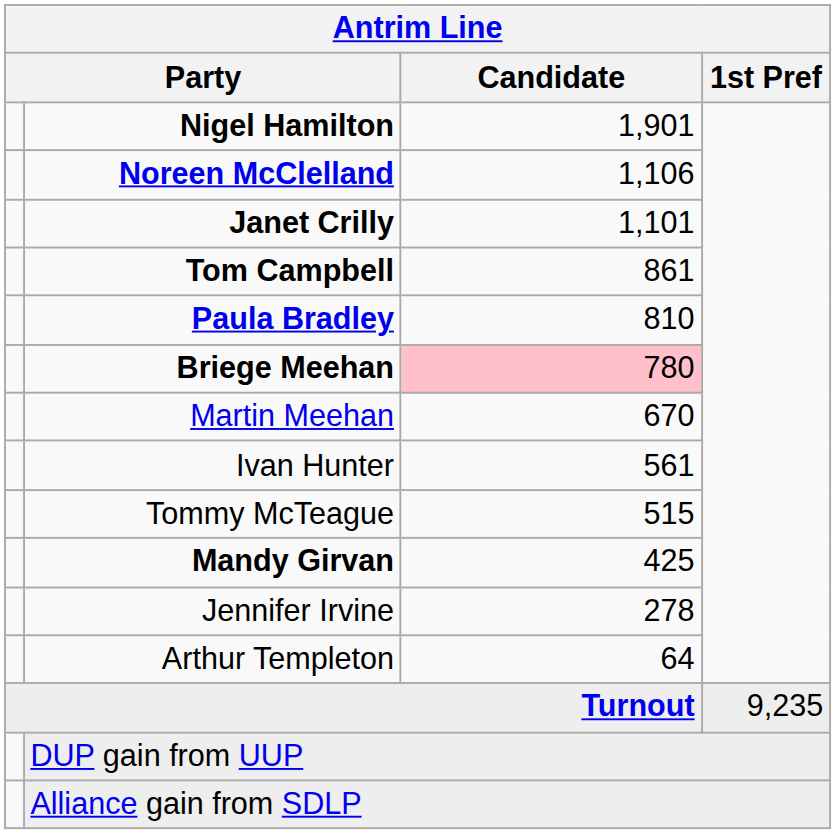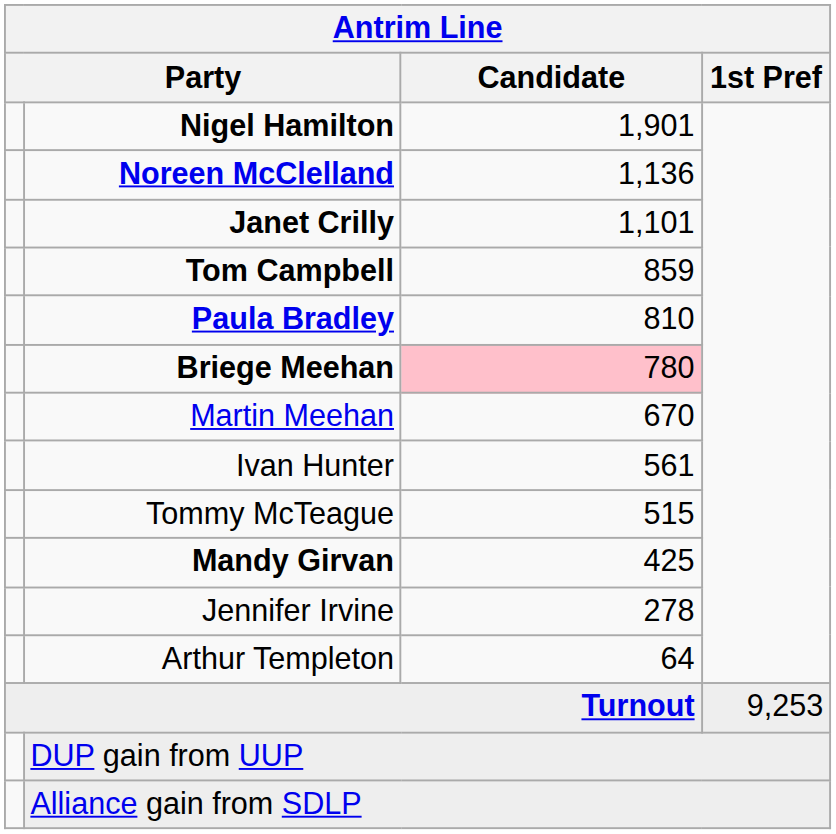(656, 174) 1,106 -> (656, 174) 1,136
(669, 271) 861 -> (669, 271) 859
(785, 707) 9,235 -> (785, 707) 9,253
